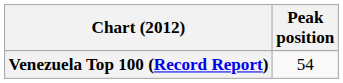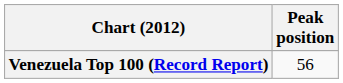(305, 64) 54 -> (305, 64) 56
